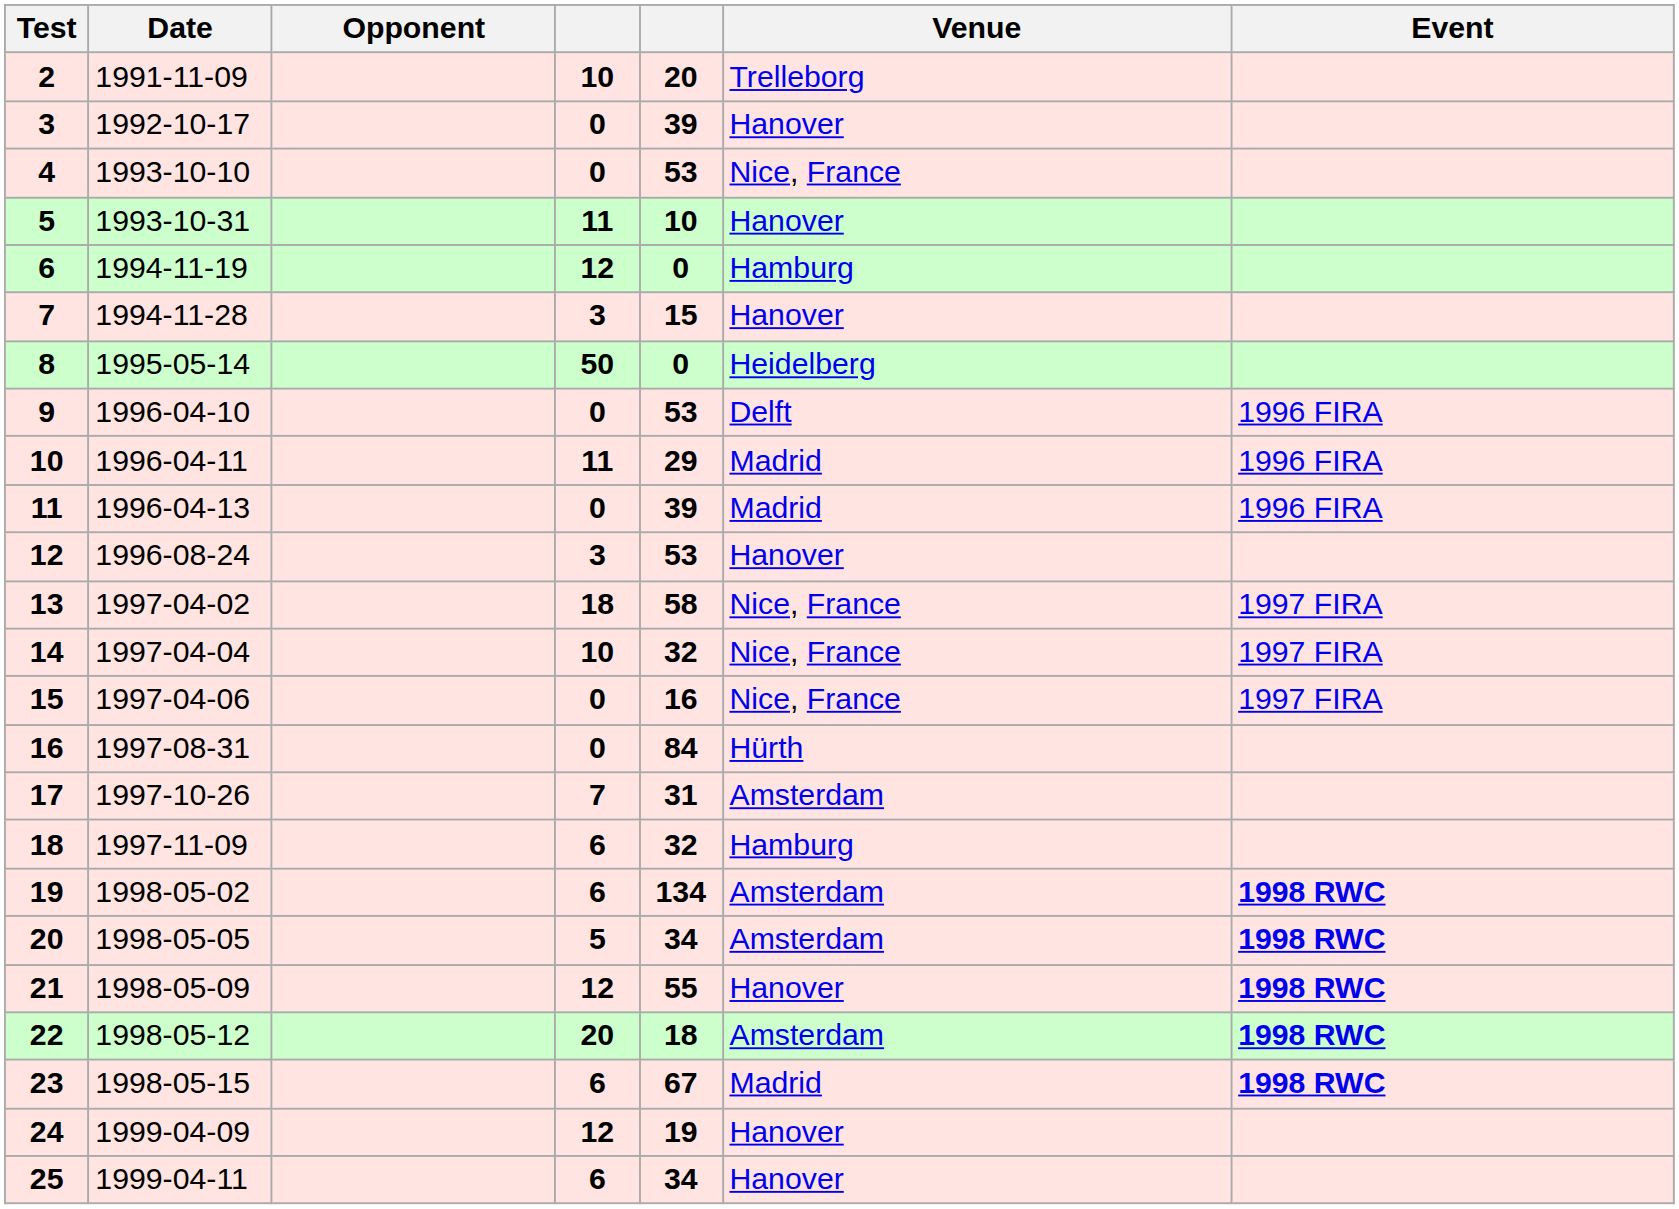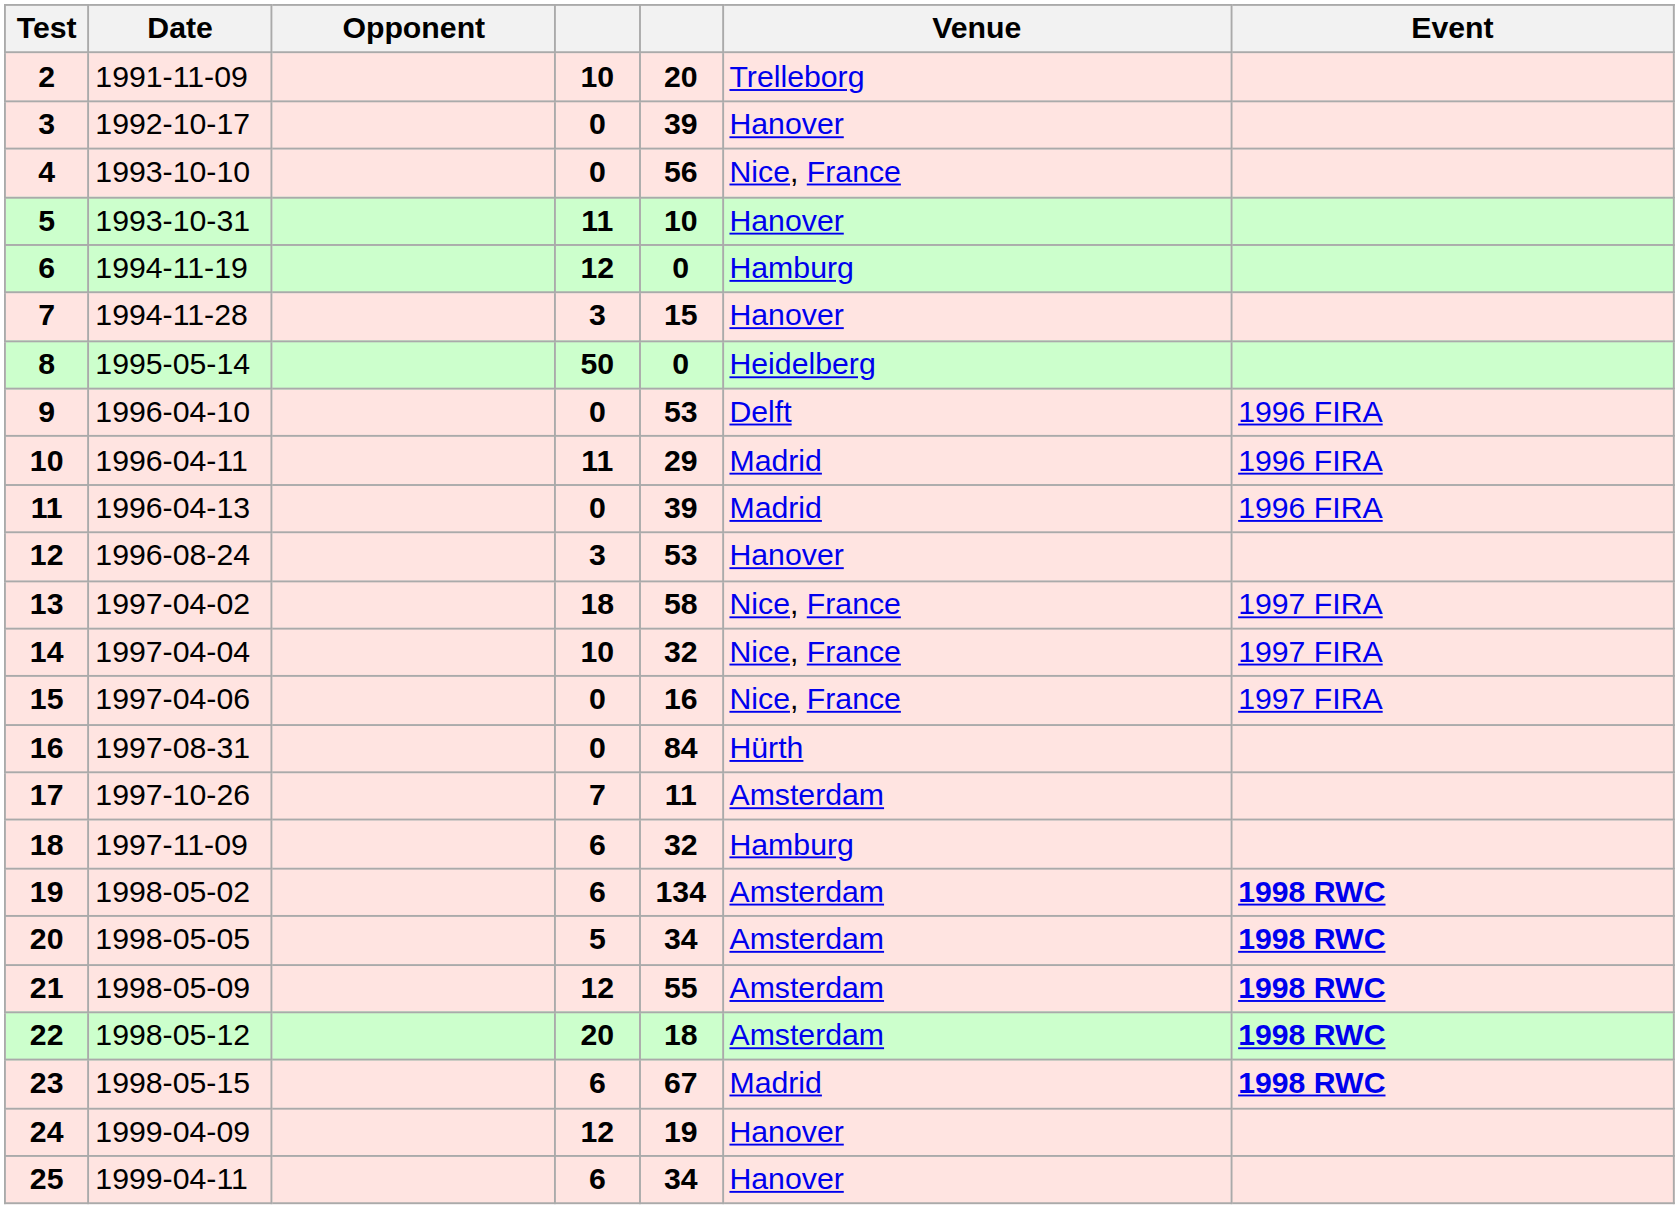(681, 172) 53 -> (681, 172) 56
(681, 795) 31 -> (681, 795) 11
(787, 987) Hanover -> (807, 987) Amsterdam
